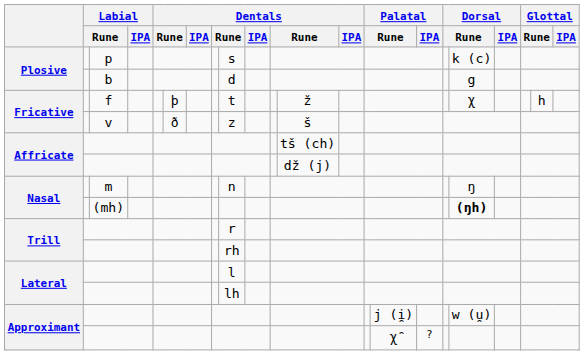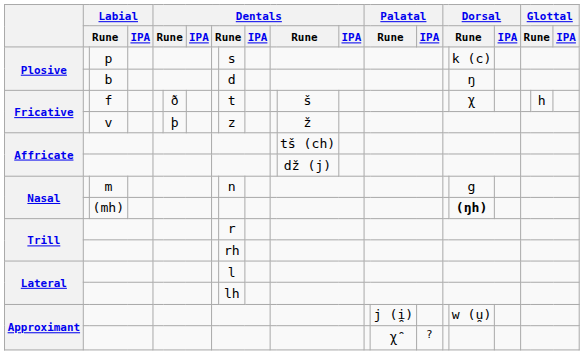(472, 79) g -> (472, 79) ŋ
(175, 101) þ -> (175, 101) ð
(308, 101) ž -> (308, 101) š
(175, 122) ð -> (175, 122) þ
(308, 122) š -> (308, 122) ž
(472, 186) ŋ -> (472, 186) g
